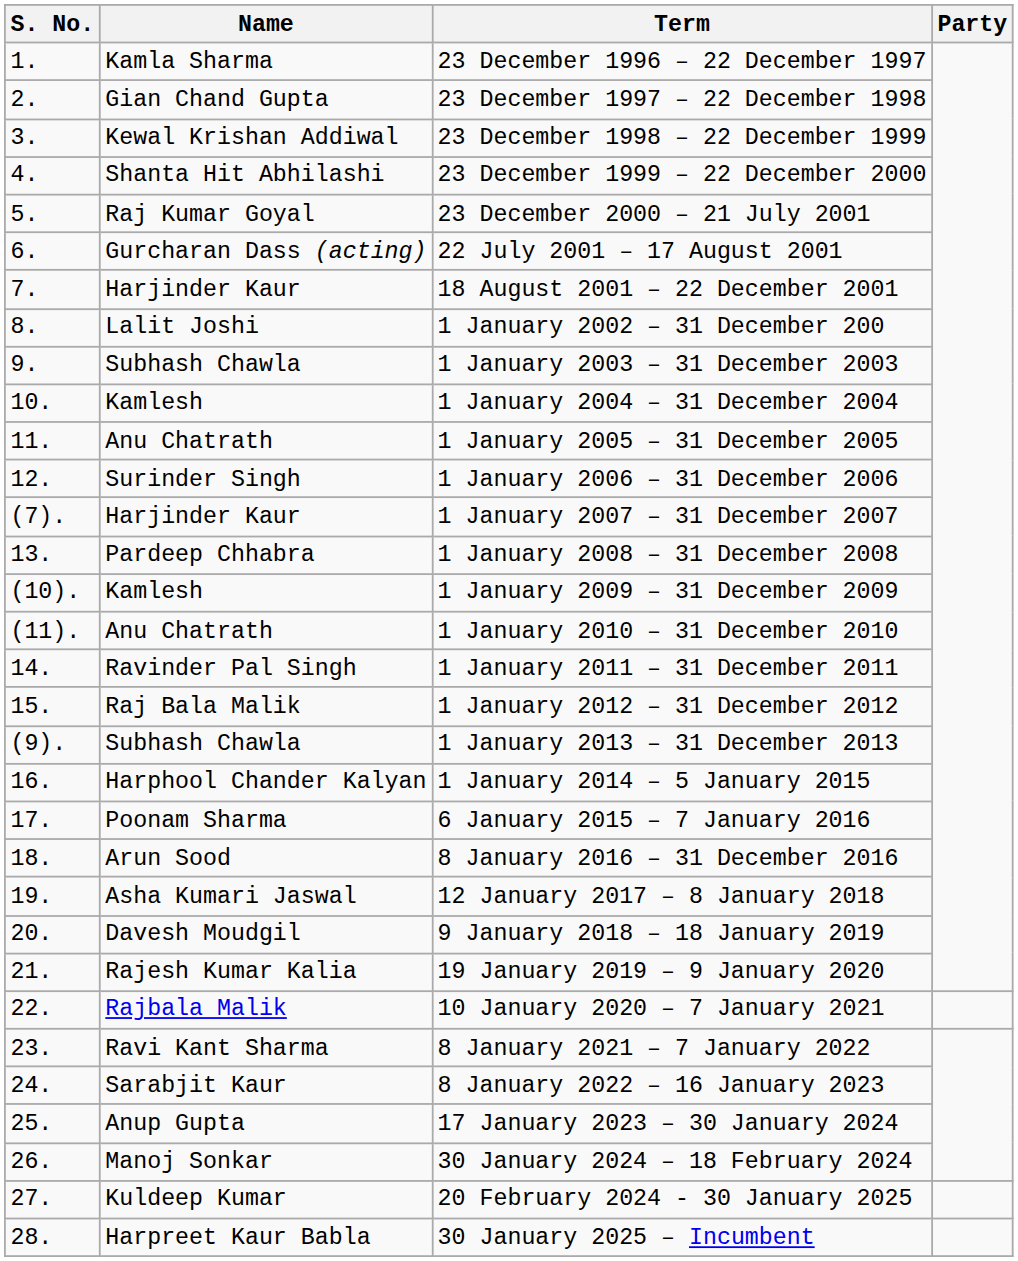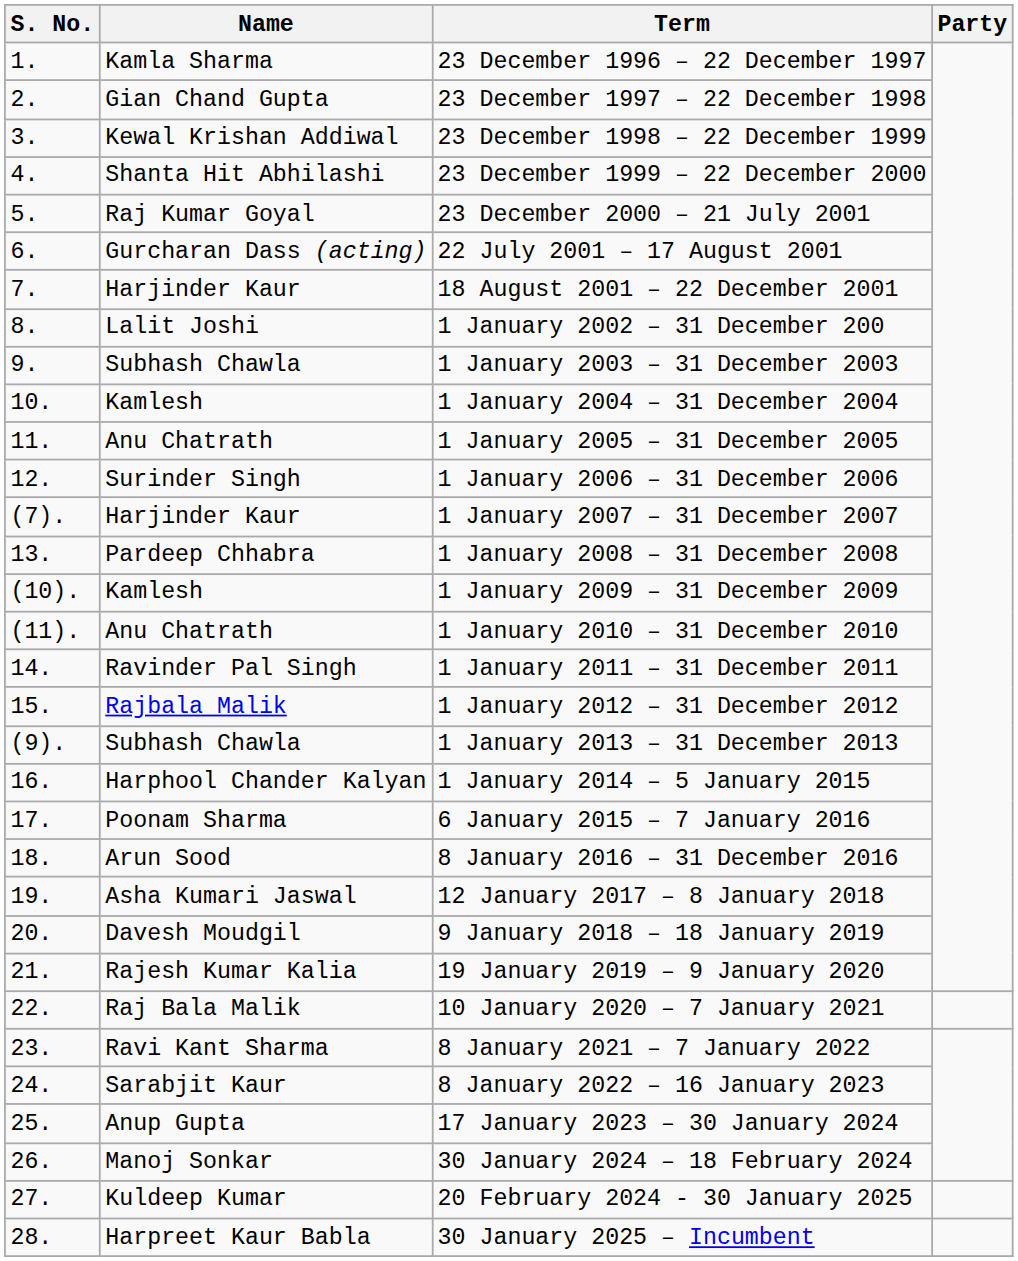(203, 707) Raj Bala Malik -> (196, 707) Rajbala Malik
(196, 1010) Rajbala Malik -> (203, 1010) Raj Bala Malik
